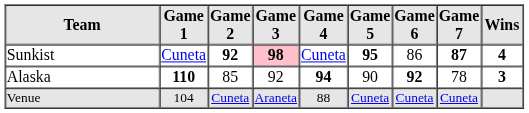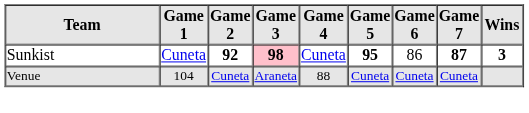(502, 55) 4 -> (502, 55) 3
- row: (29, 77)
